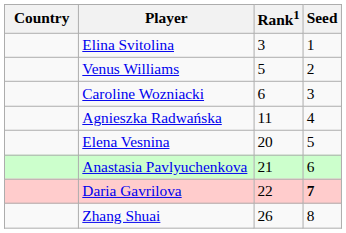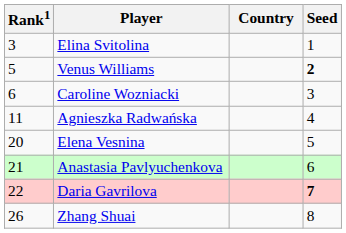columns swapped: (42, 18) <-> (279, 18)
(311, 69) normal -> (311, 69) bold
